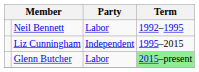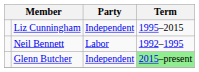rows swapped: (39, 28) <-> (47, 43)
(97, 59) Labor -> (110, 59) Independent
